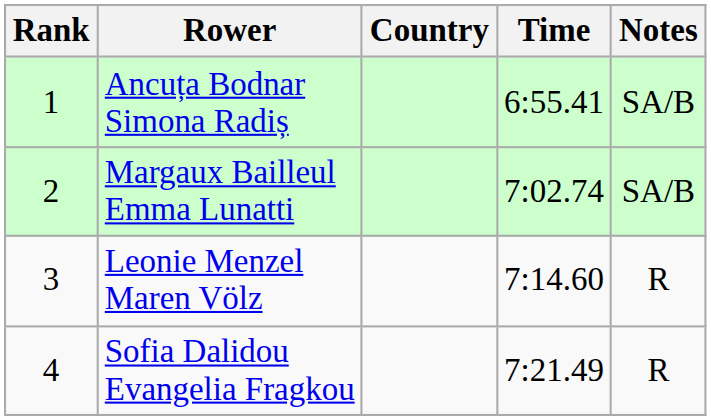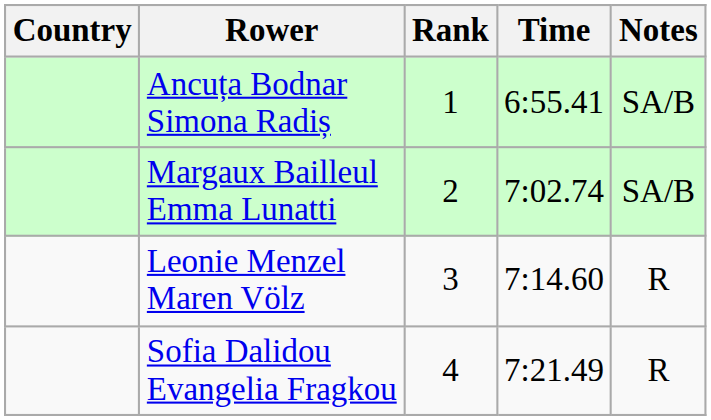columns swapped: (51, 30) <-> (429, 30)
